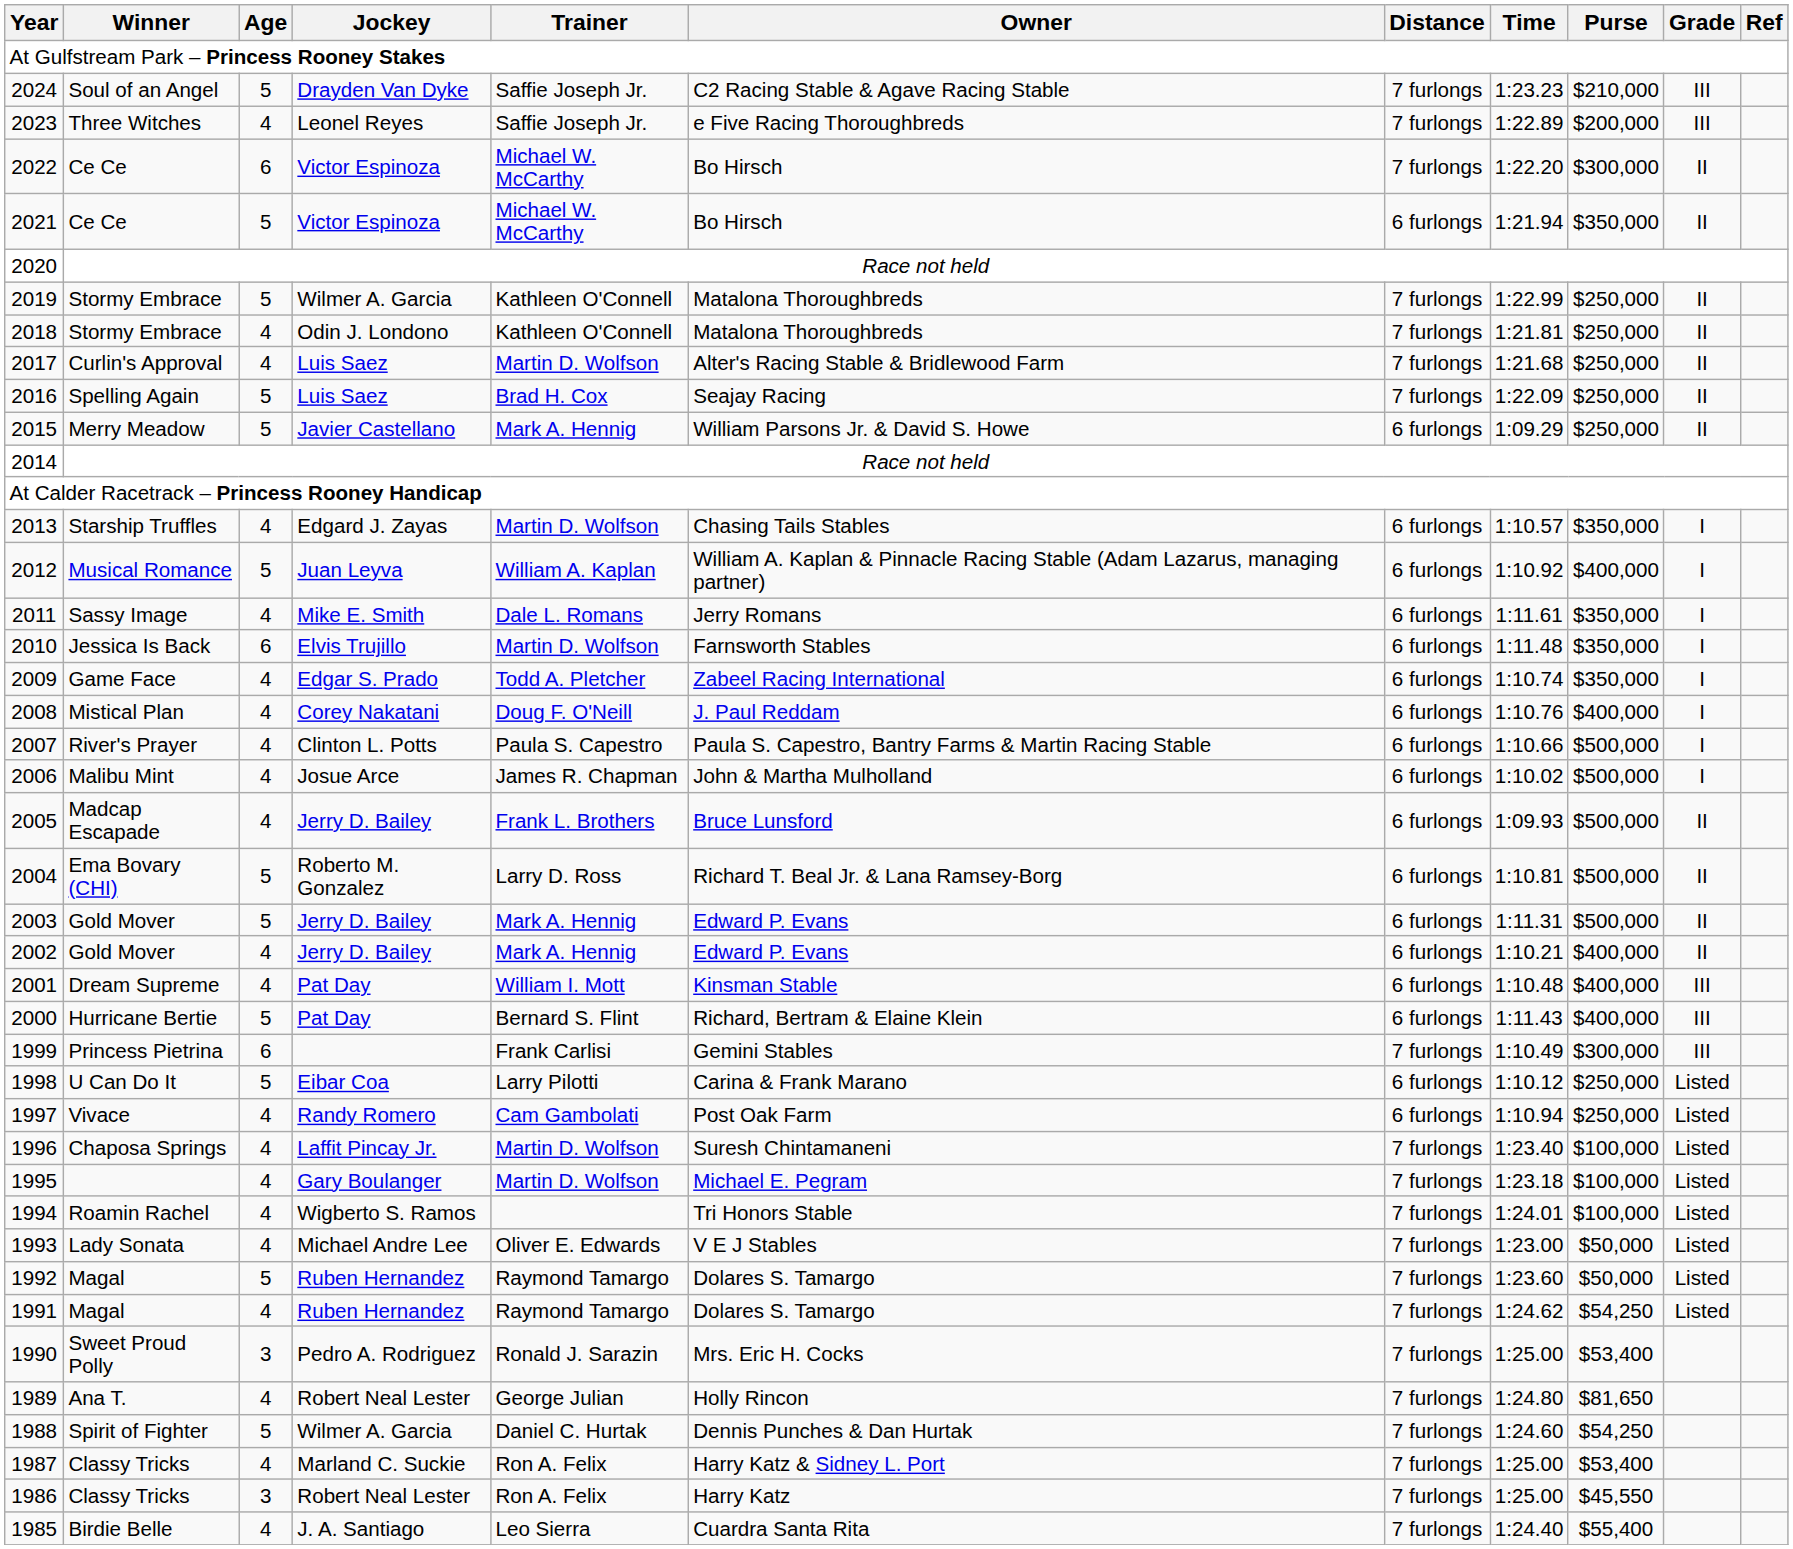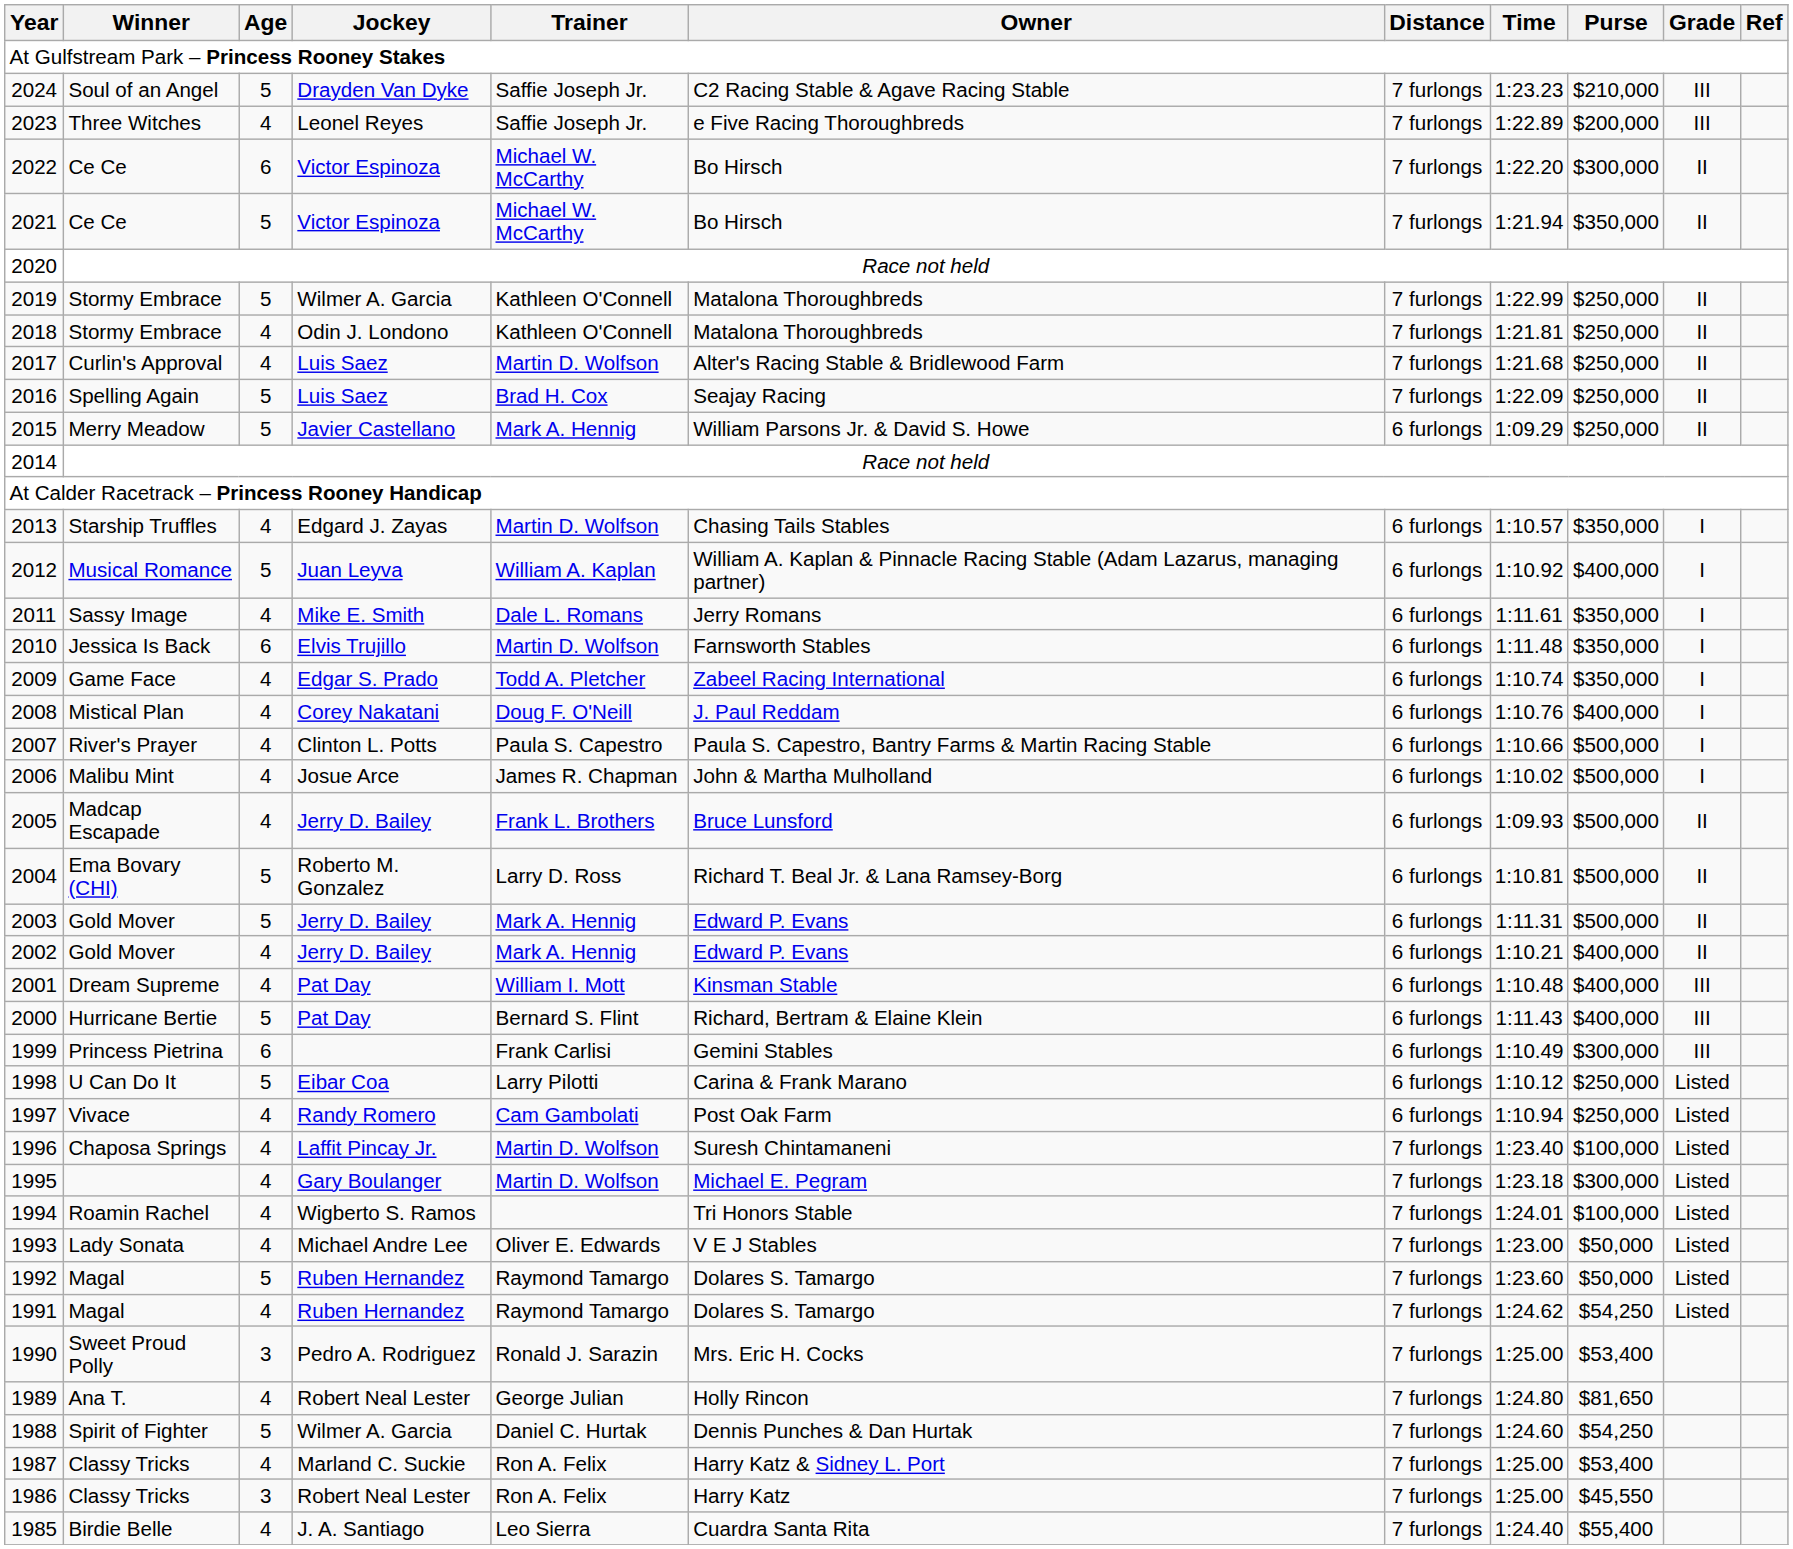(1437, 222) 6 furlongs -> (1437, 222) 7 furlongs
(1437, 1050) 7 furlongs -> (1437, 1050) 6 furlongs
(1616, 1180) $100,000 -> (1616, 1180) $300,000
